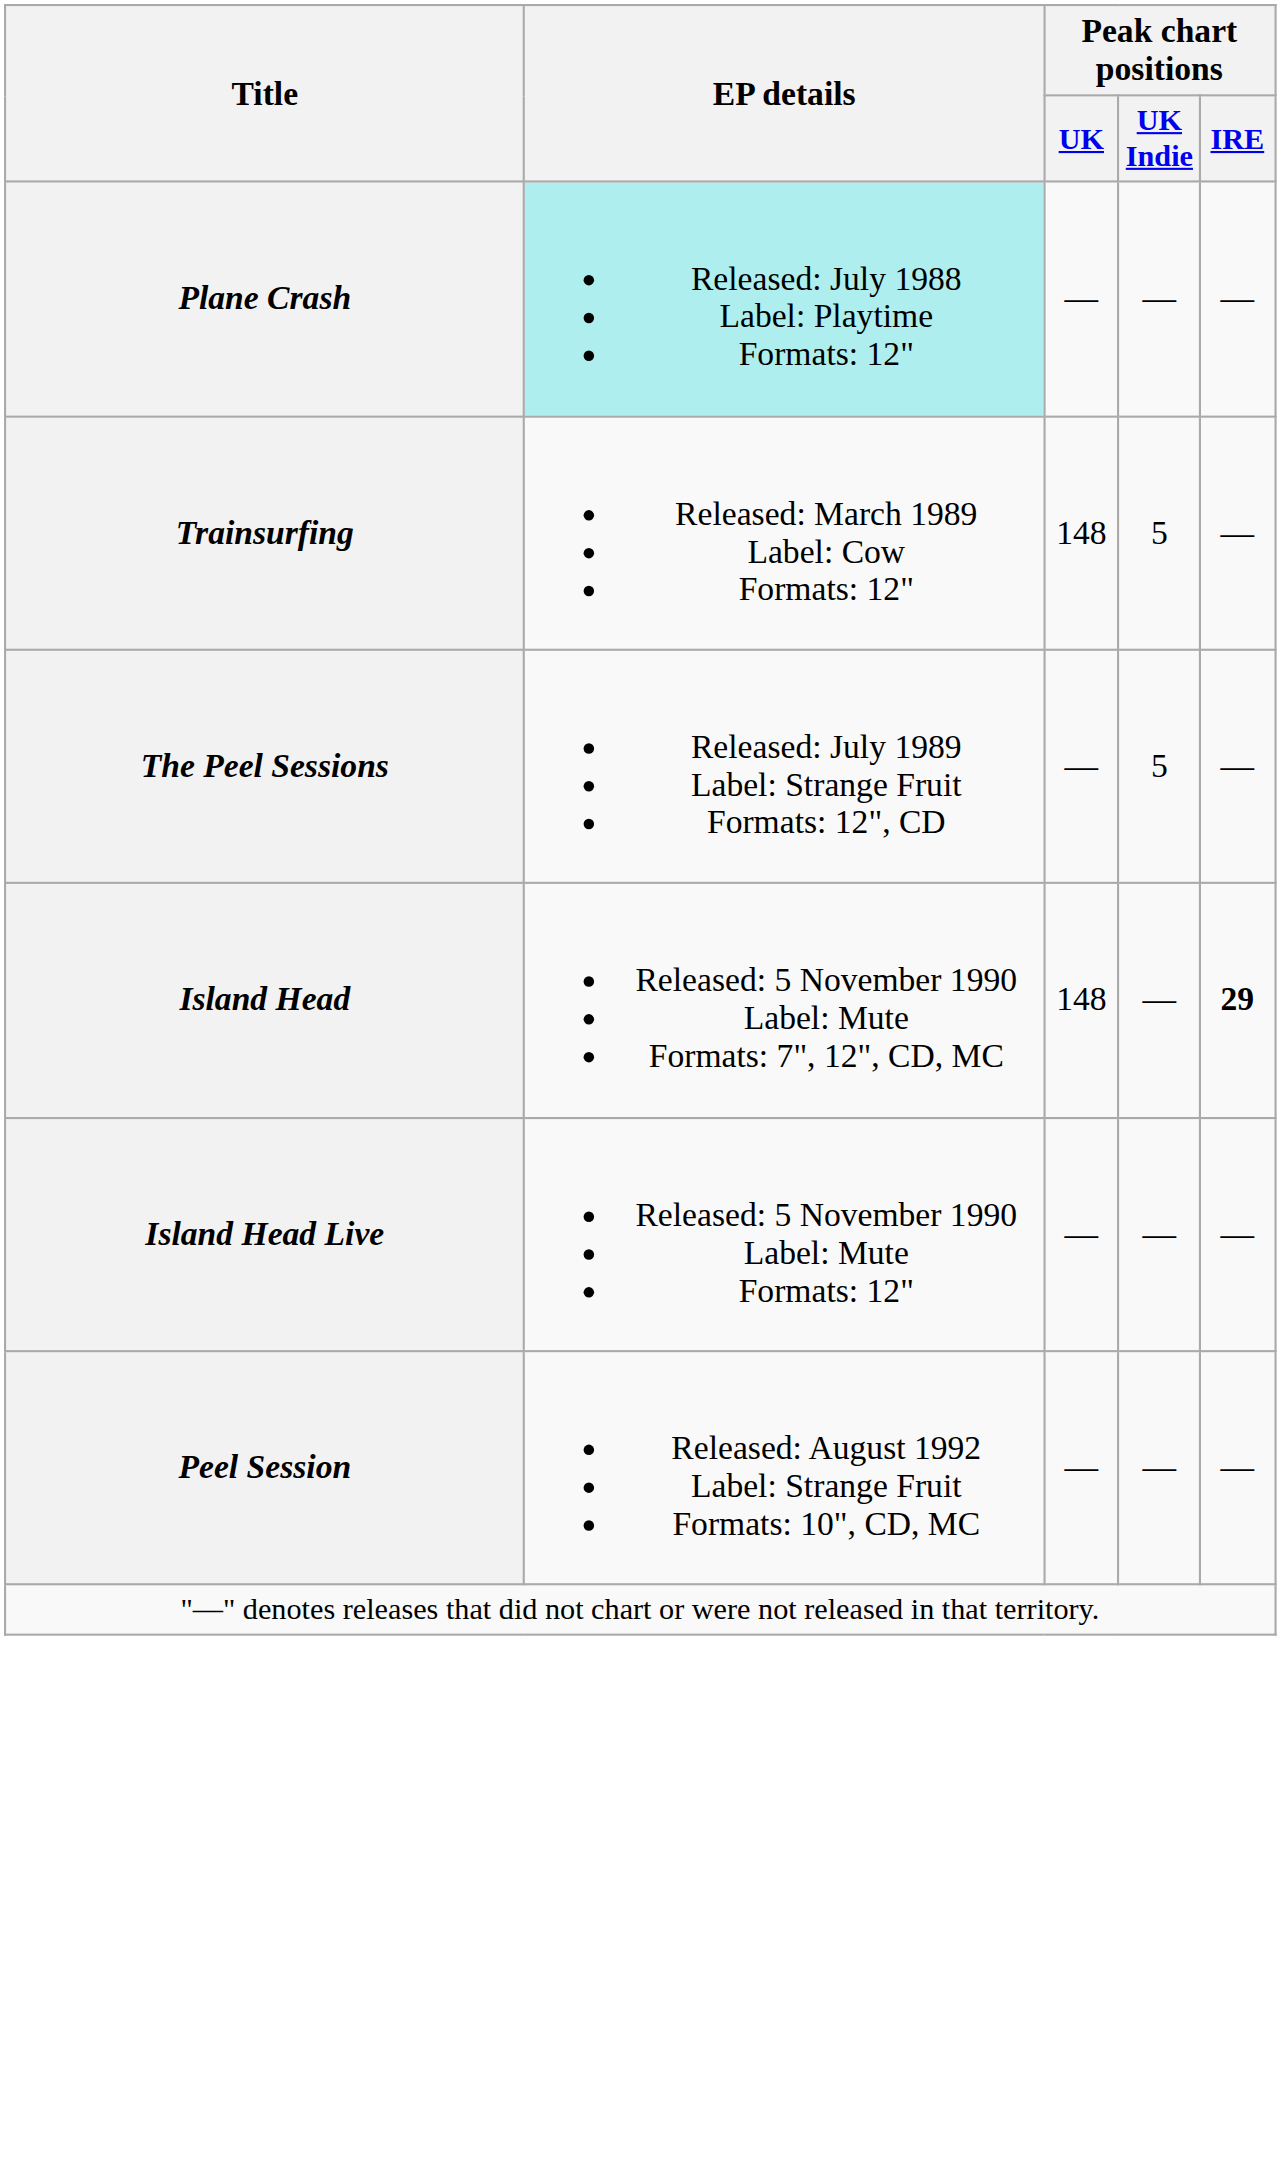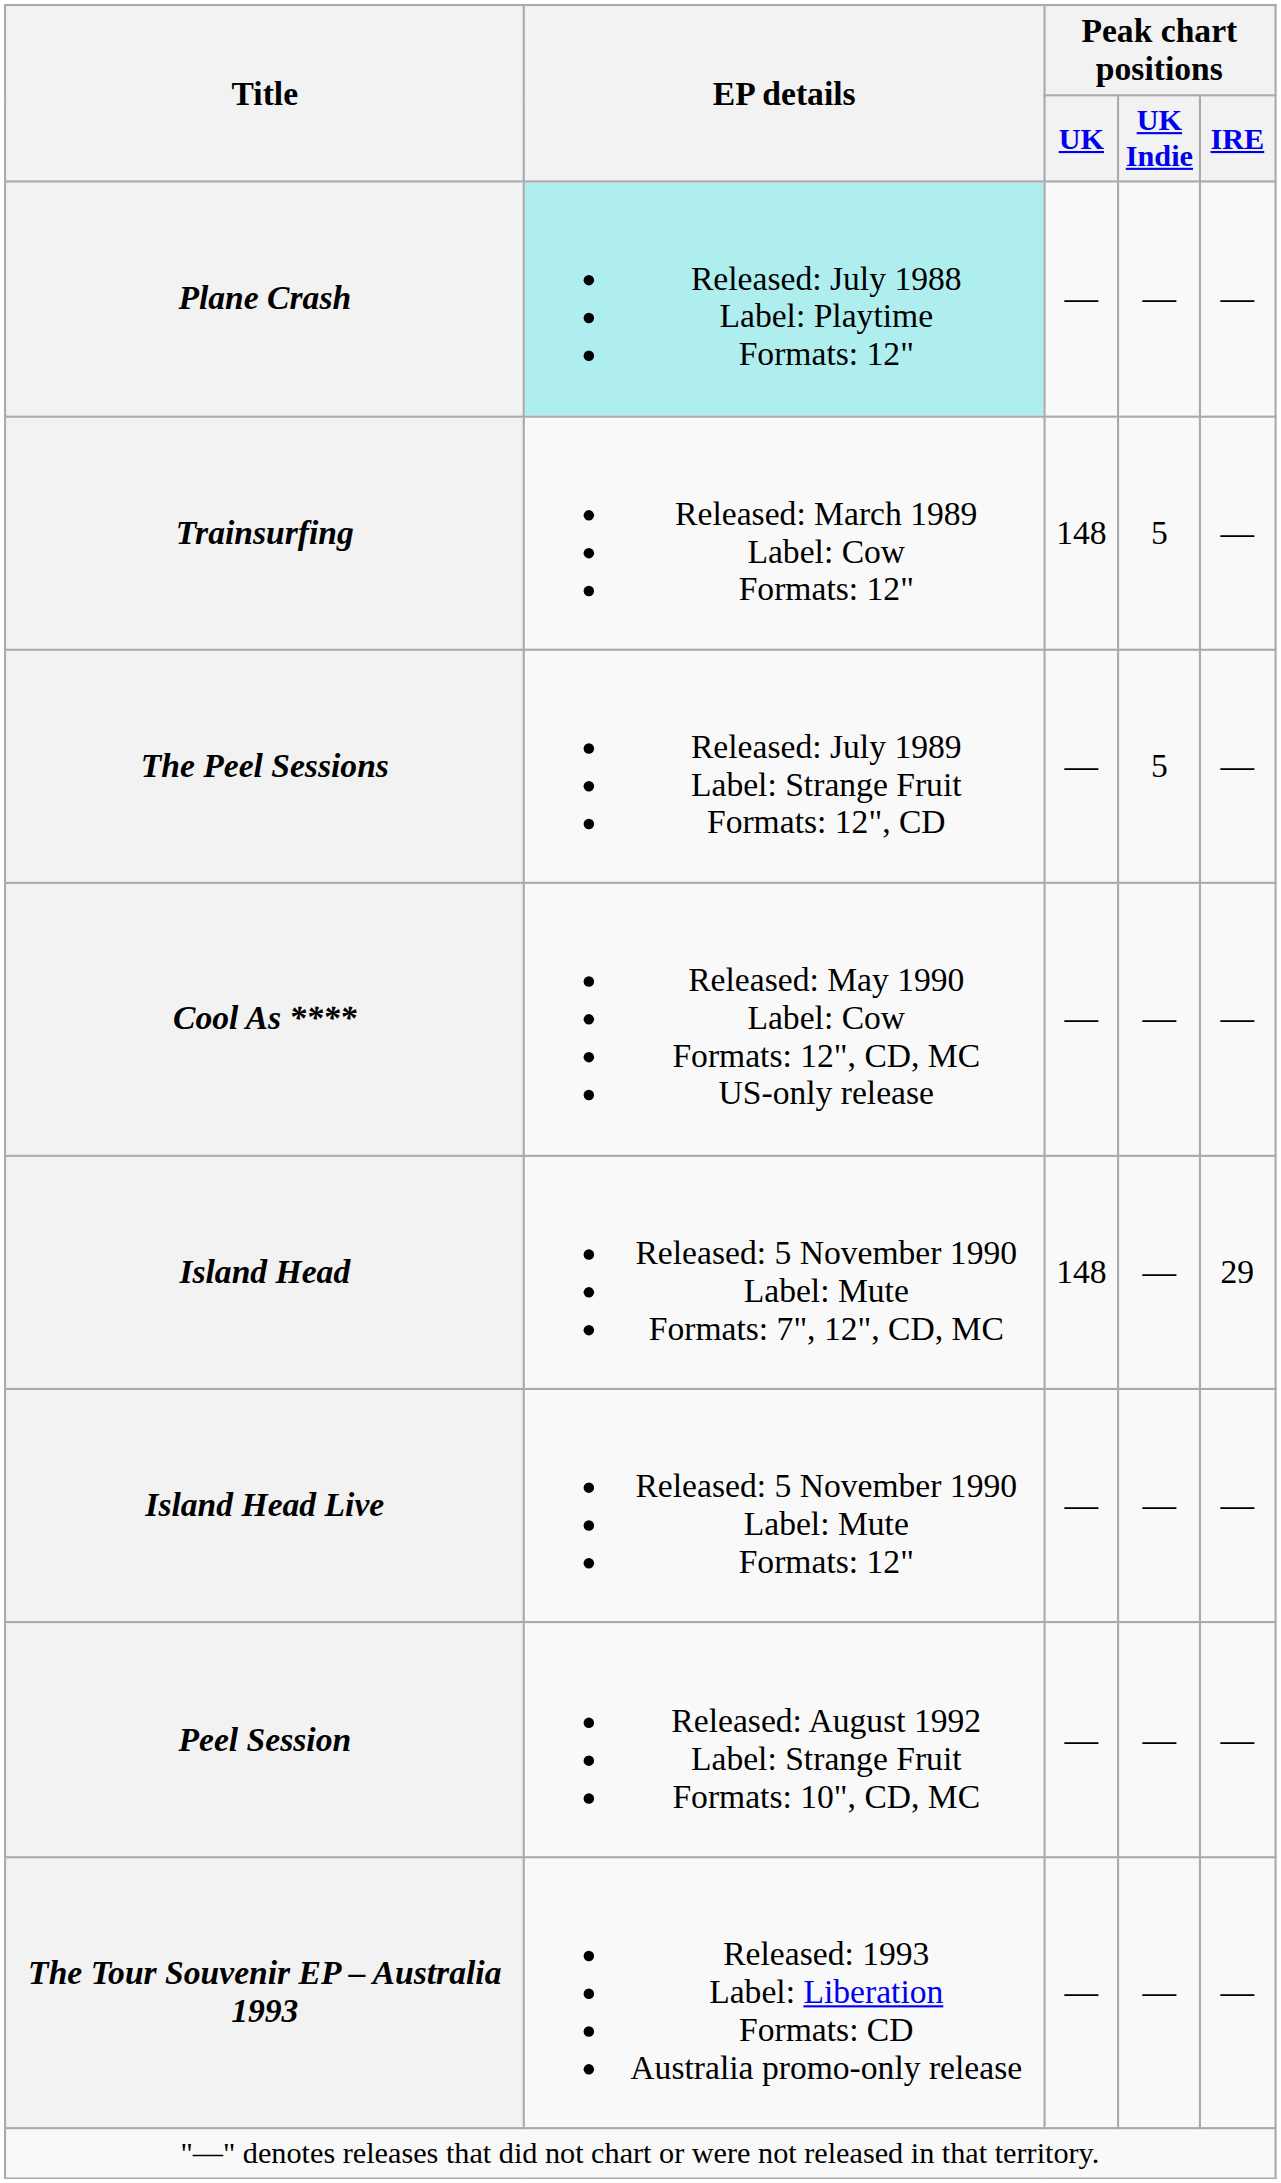+ row: (265, 1018)
(1237, 999) bold -> (1237, 1271) normal
+ row: (265, 1992)
